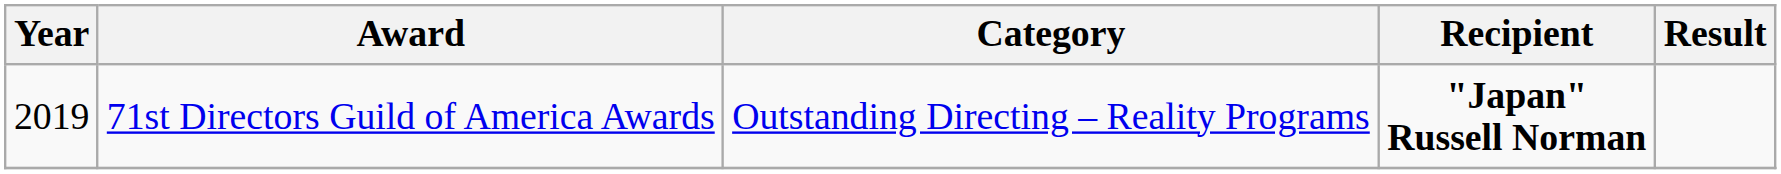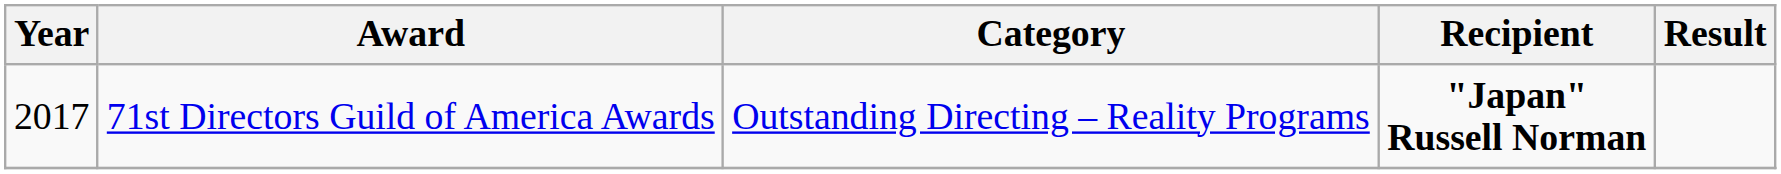(52, 115) 2019 -> (52, 115) 2017
